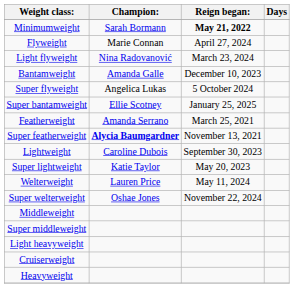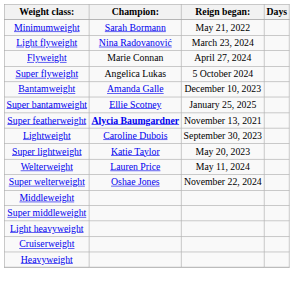(223, 27) bold -> (223, 27) normal
rows swapped: (47, 58) <-> (47, 43)
rows swapped: (47, 89) <-> (47, 74)
- row: (47, 120)
